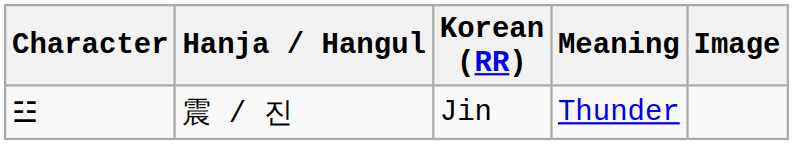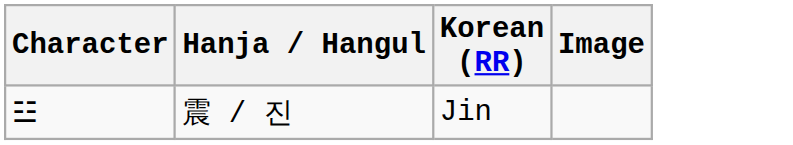- column: (619, 45)
